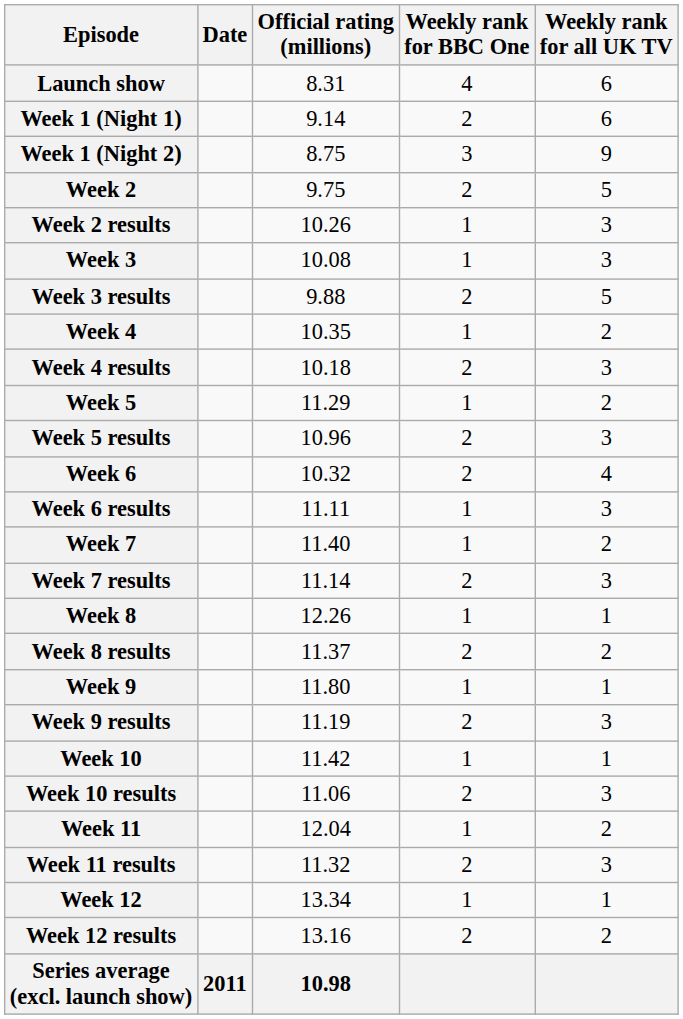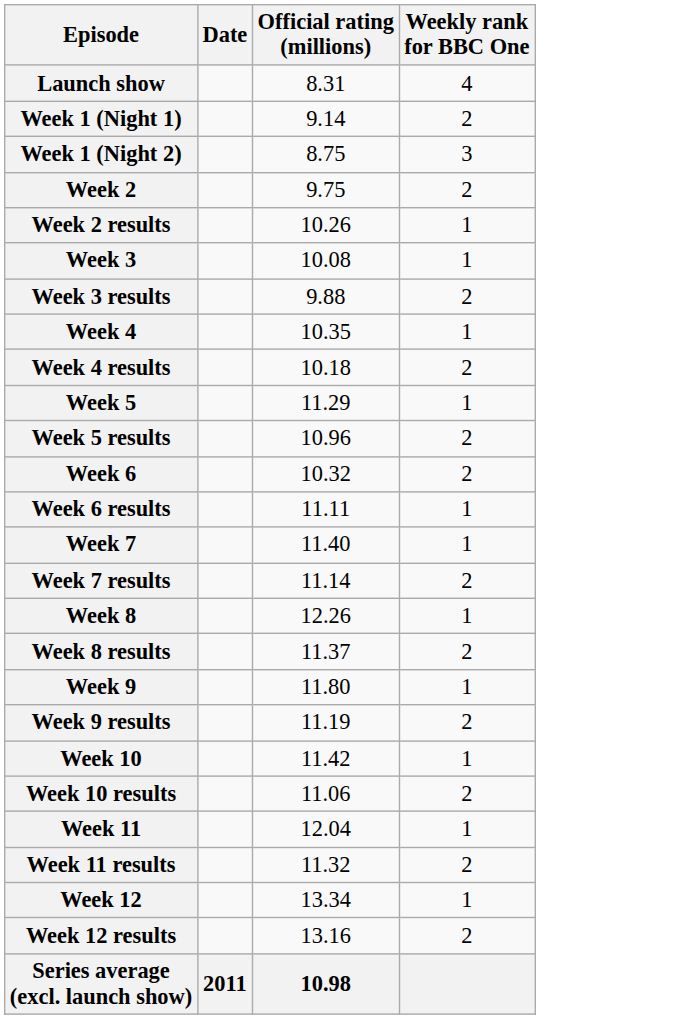- column: (606, 34)
